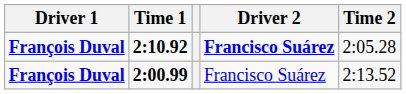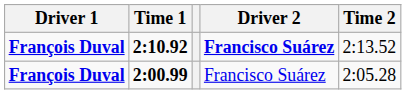(369, 46) 2:05.28 -> (369, 46) 2:13.52
(369, 74) 2:13.52 -> (369, 74) 2:05.28
